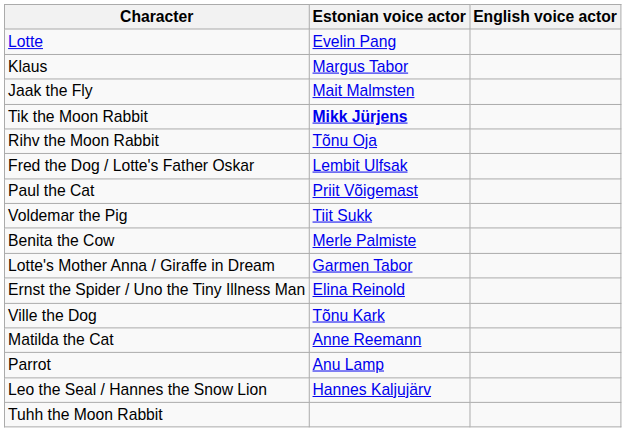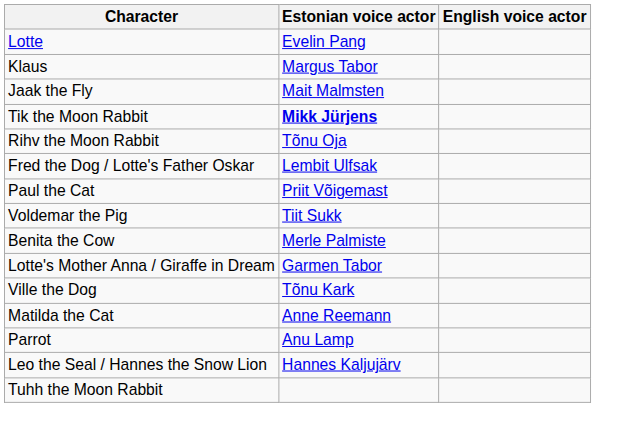- row: (157, 290)
